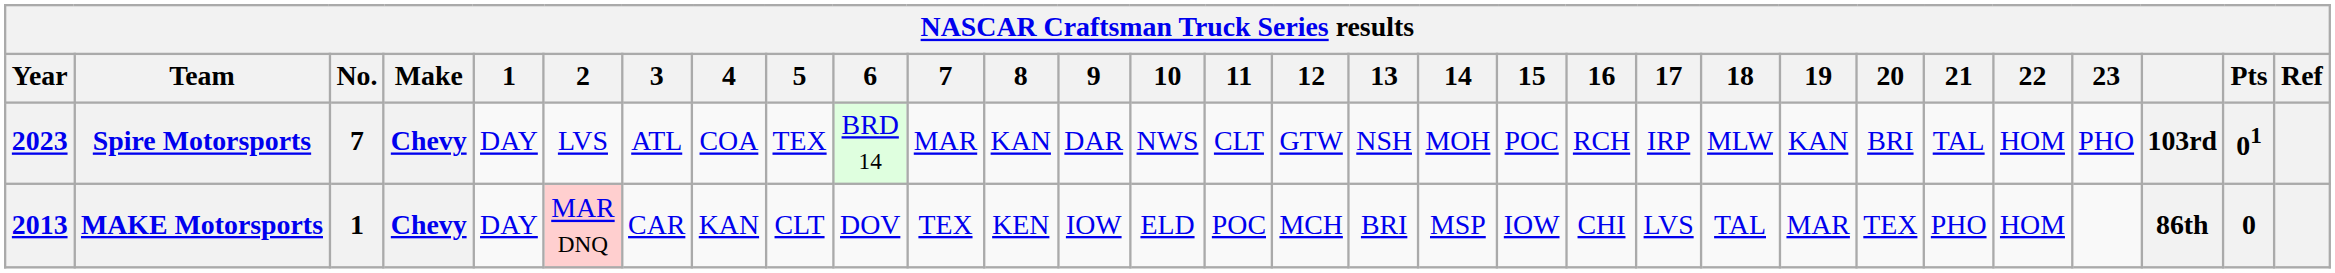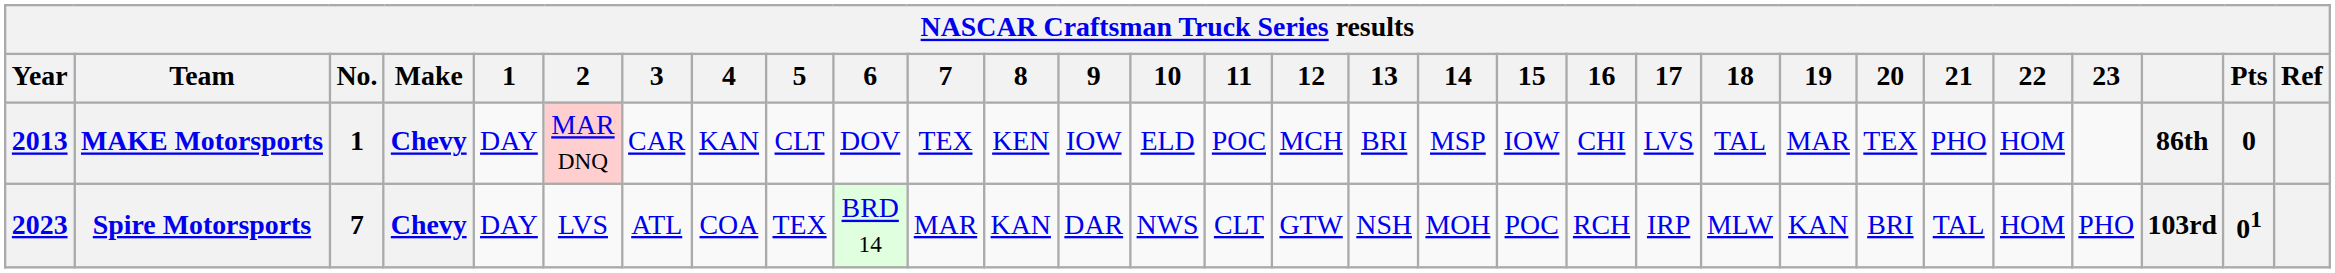rows swapped: (202, 225) <-> (202, 142)
